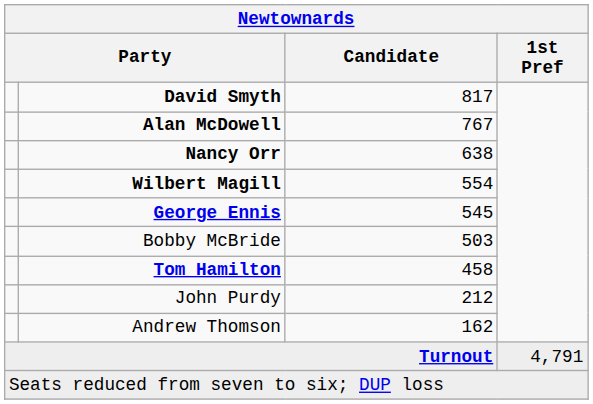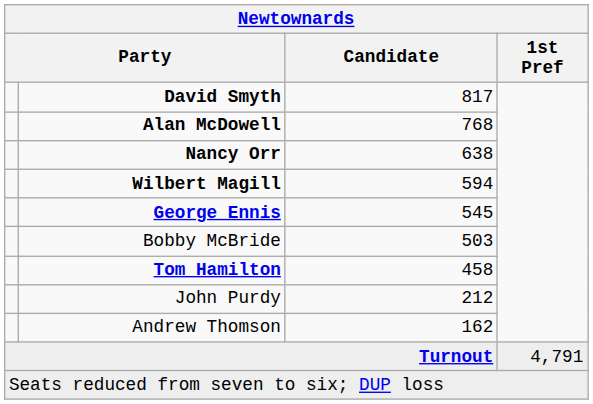(477, 126) 767 -> (477, 126) 768
(477, 184) 554 -> (477, 184) 594
